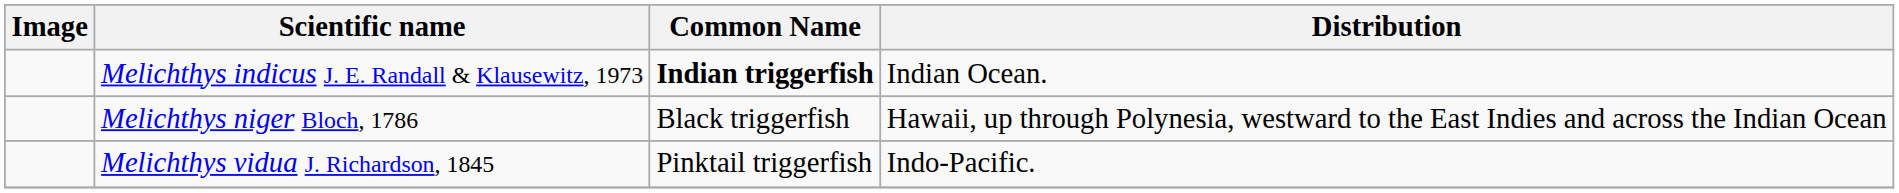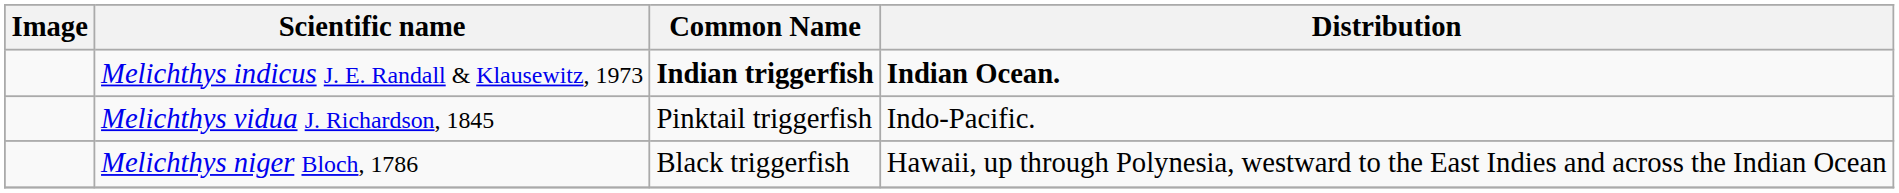(967, 72) normal -> (974, 72) bold
rows swapped: (260, 118) <-> (298, 163)
